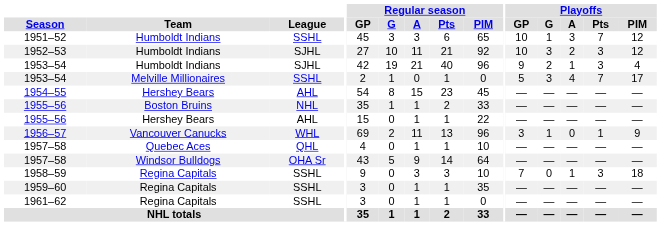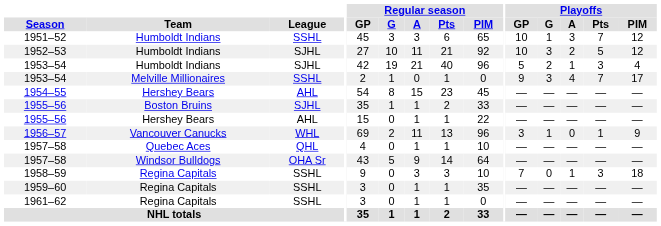(601, 51) 3 -> (601, 51) 5
(521, 65) 9 -> (521, 65) 5
(521, 78) 5 -> (521, 78) 9
(307, 106) NHL -> (307, 106) SJHL
